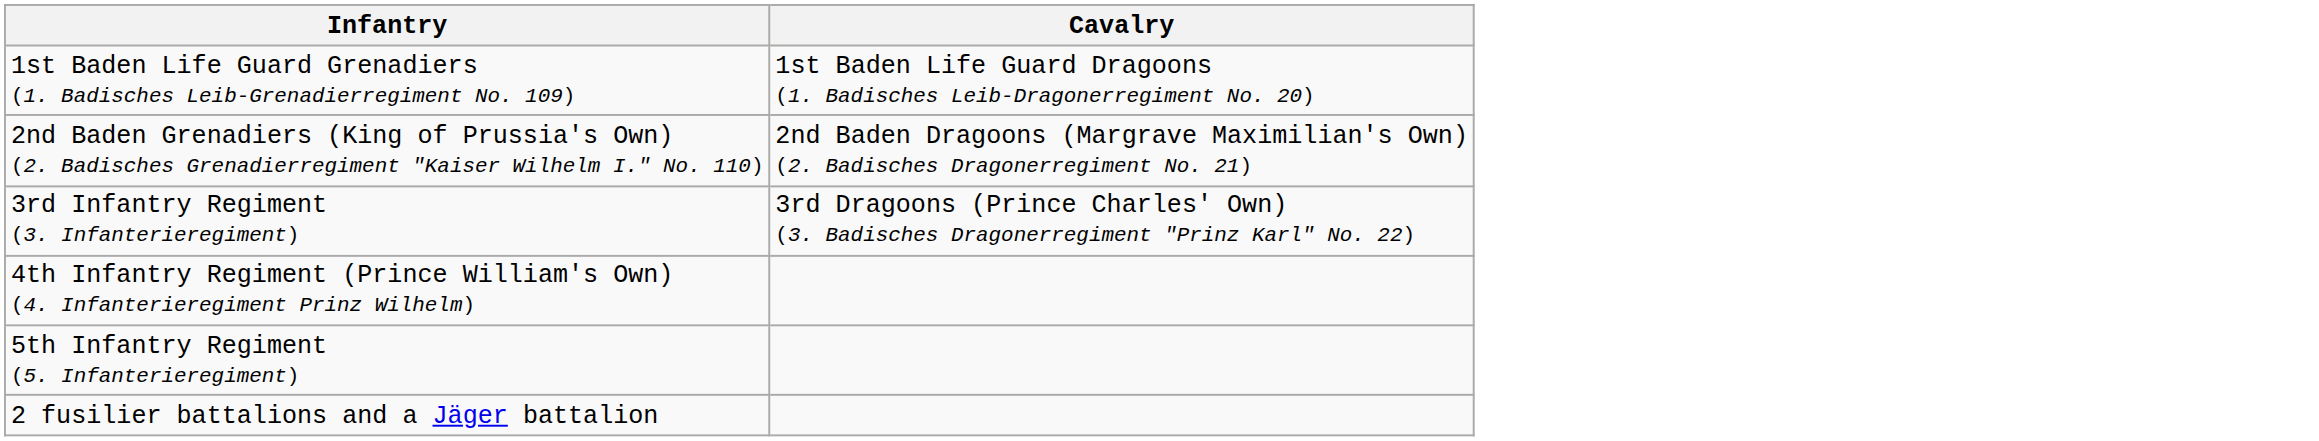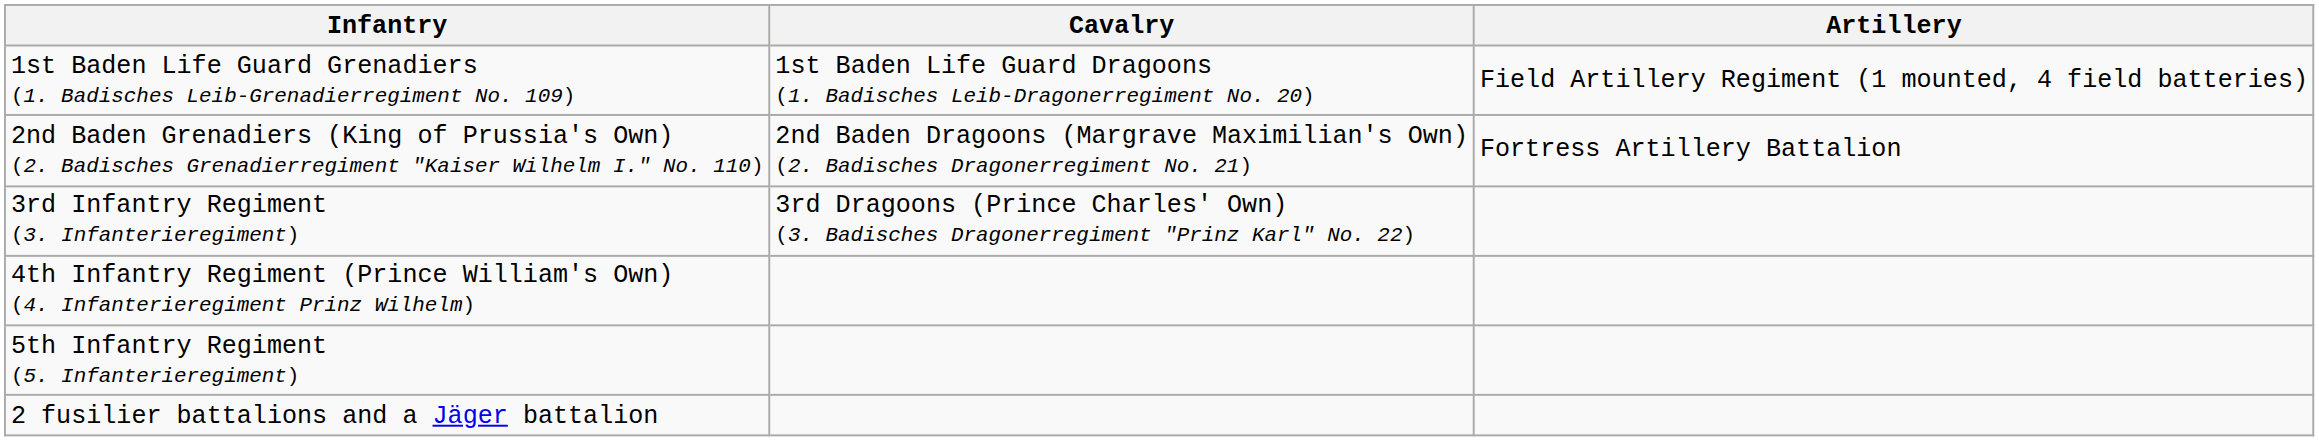+ column: (1894, 25)
